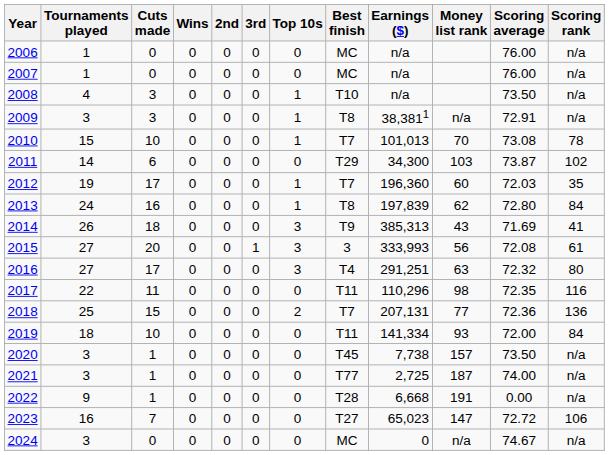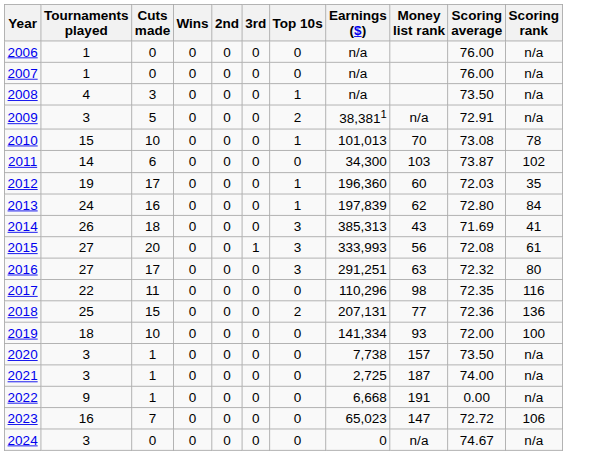- column: (347, 23)
(153, 117) 3 -> (153, 117) 5
(298, 117) 1 -> (298, 117) 2
(576, 333) 84 -> (534, 333) 100
